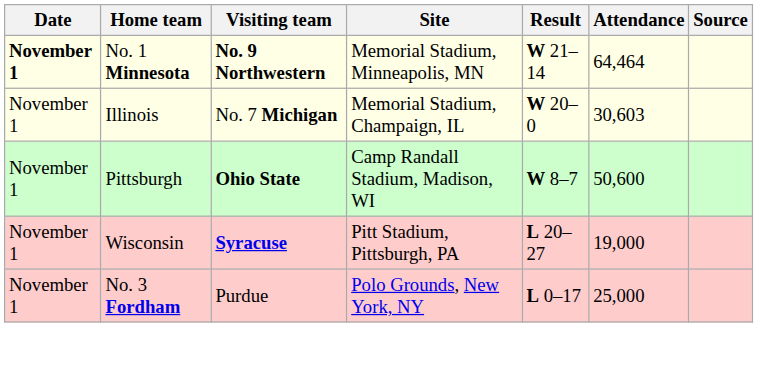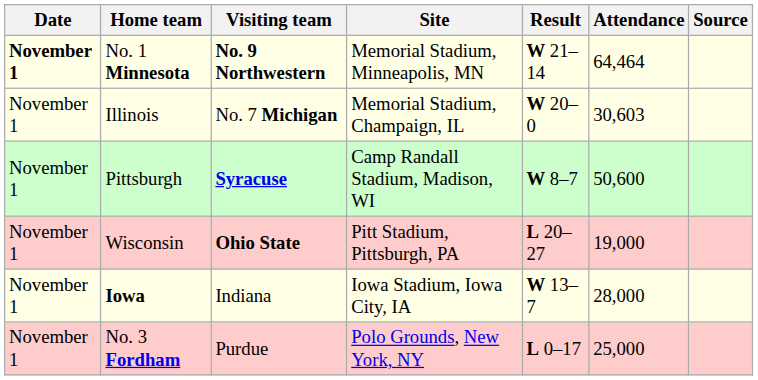(258, 179) Ohio State -> (251, 179) Syracuse
(251, 243) Syracuse -> (258, 243) Ohio State
+ row: (125, 296)
